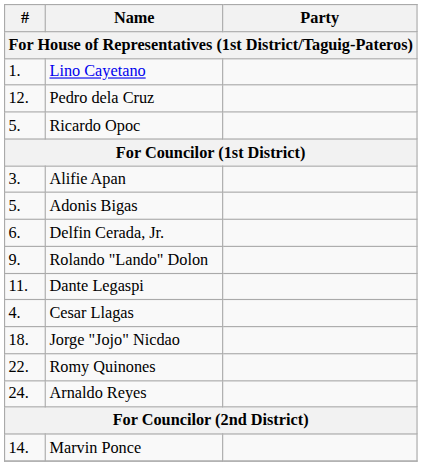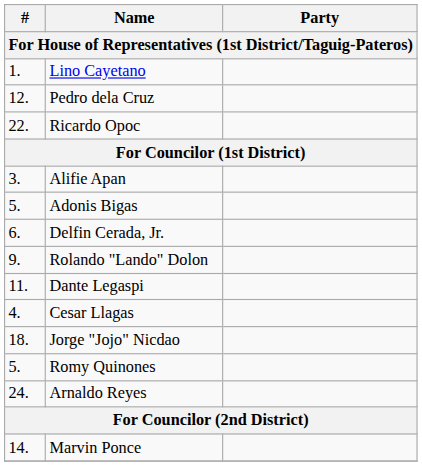(14, 125) 5. -> (19, 125) 22.
(19, 367) 22. -> (14, 367) 5.
